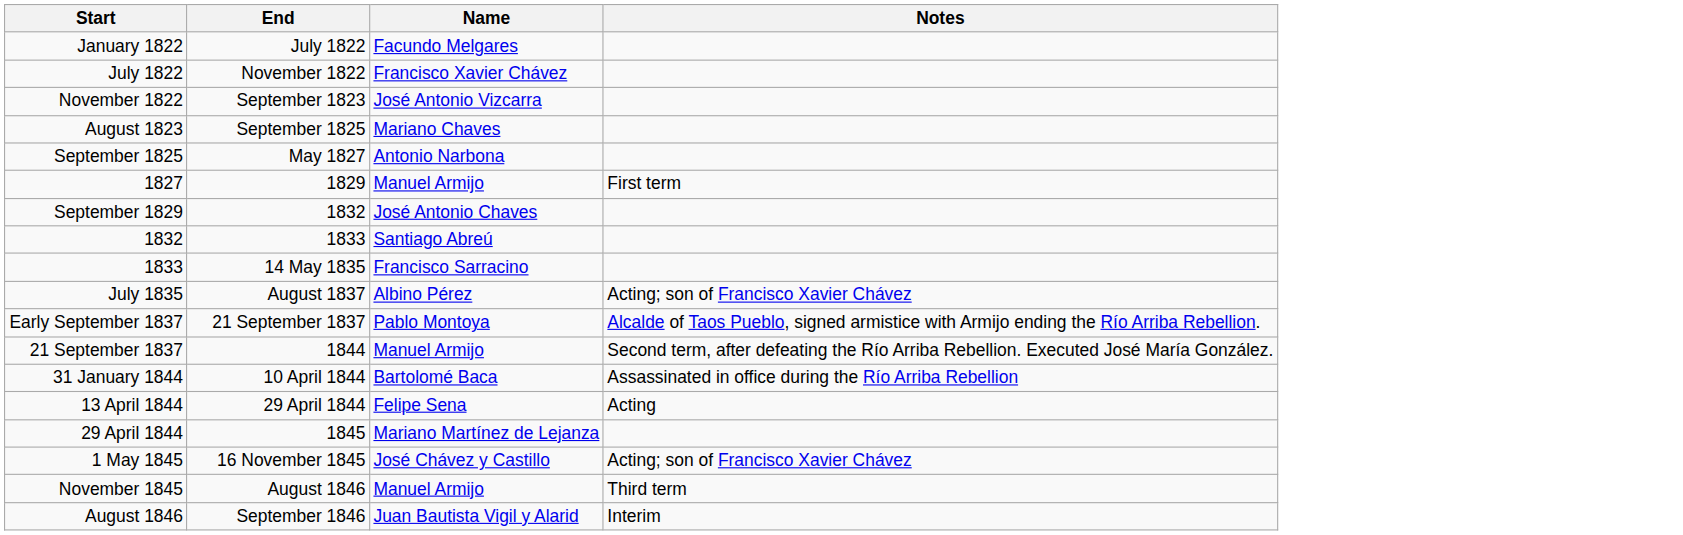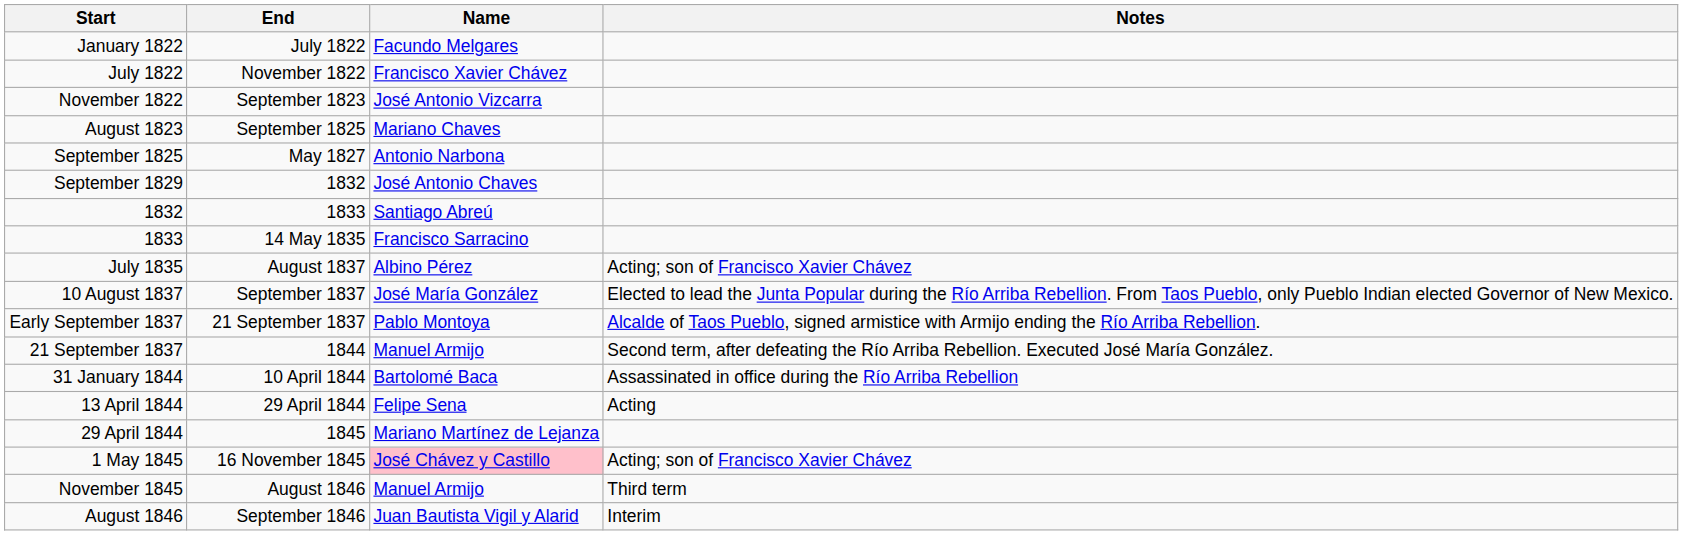- row: (164, 184)
+ row: (122, 294)
(462, 460) no background -> (462, 460) pink background
